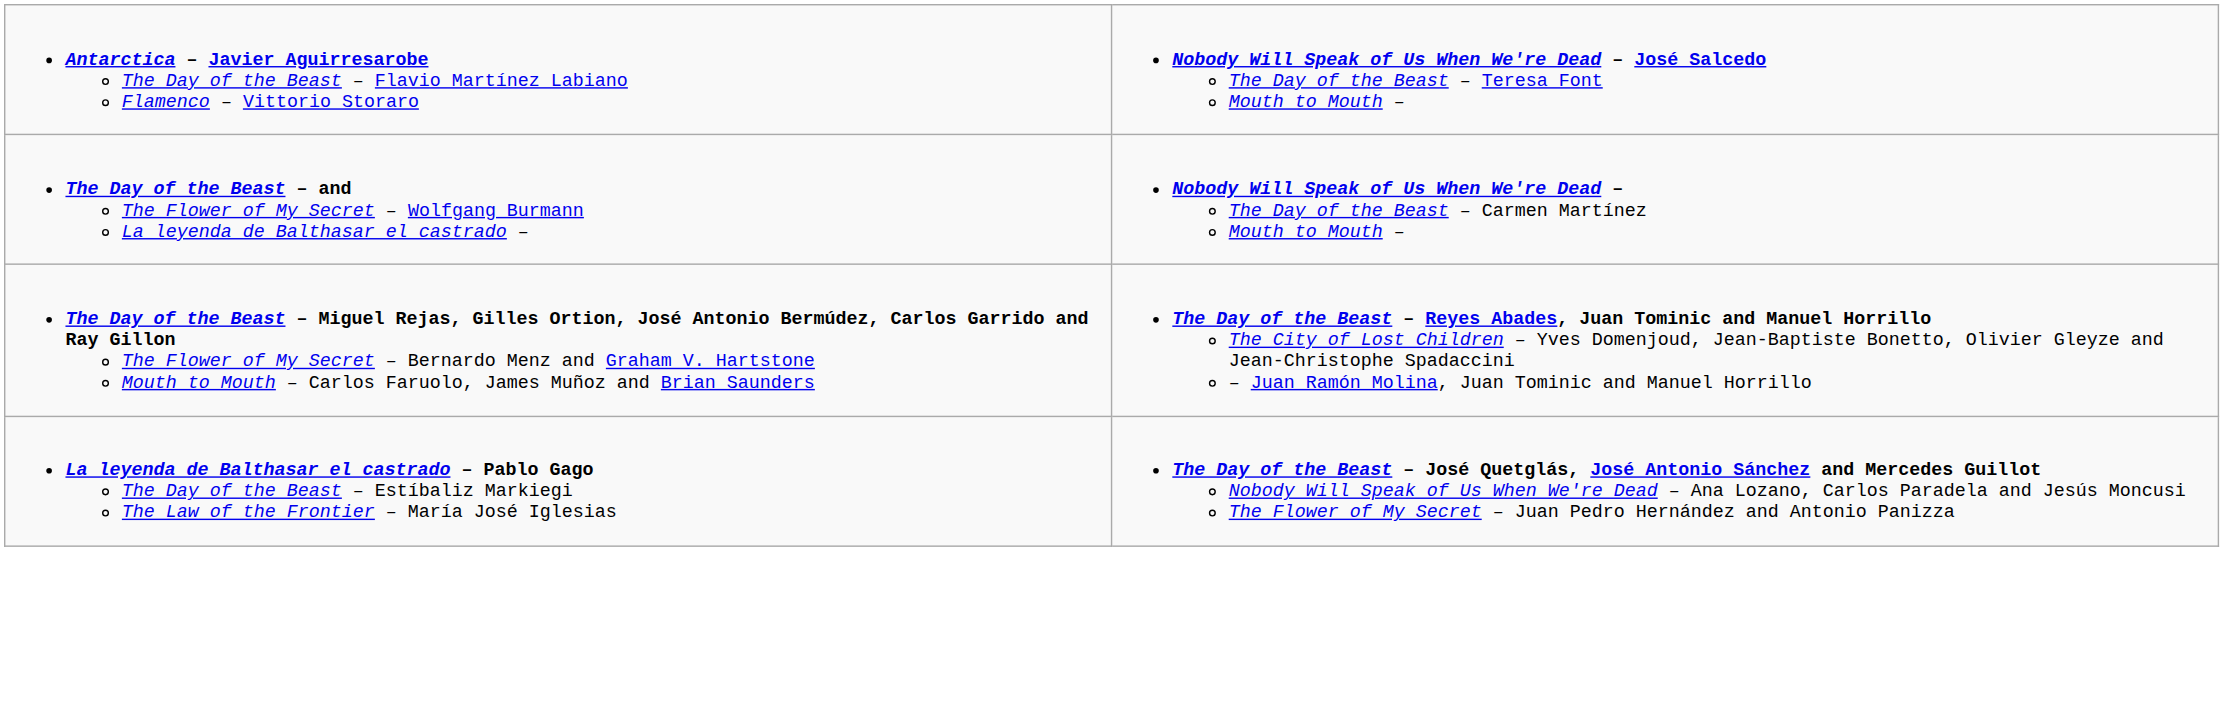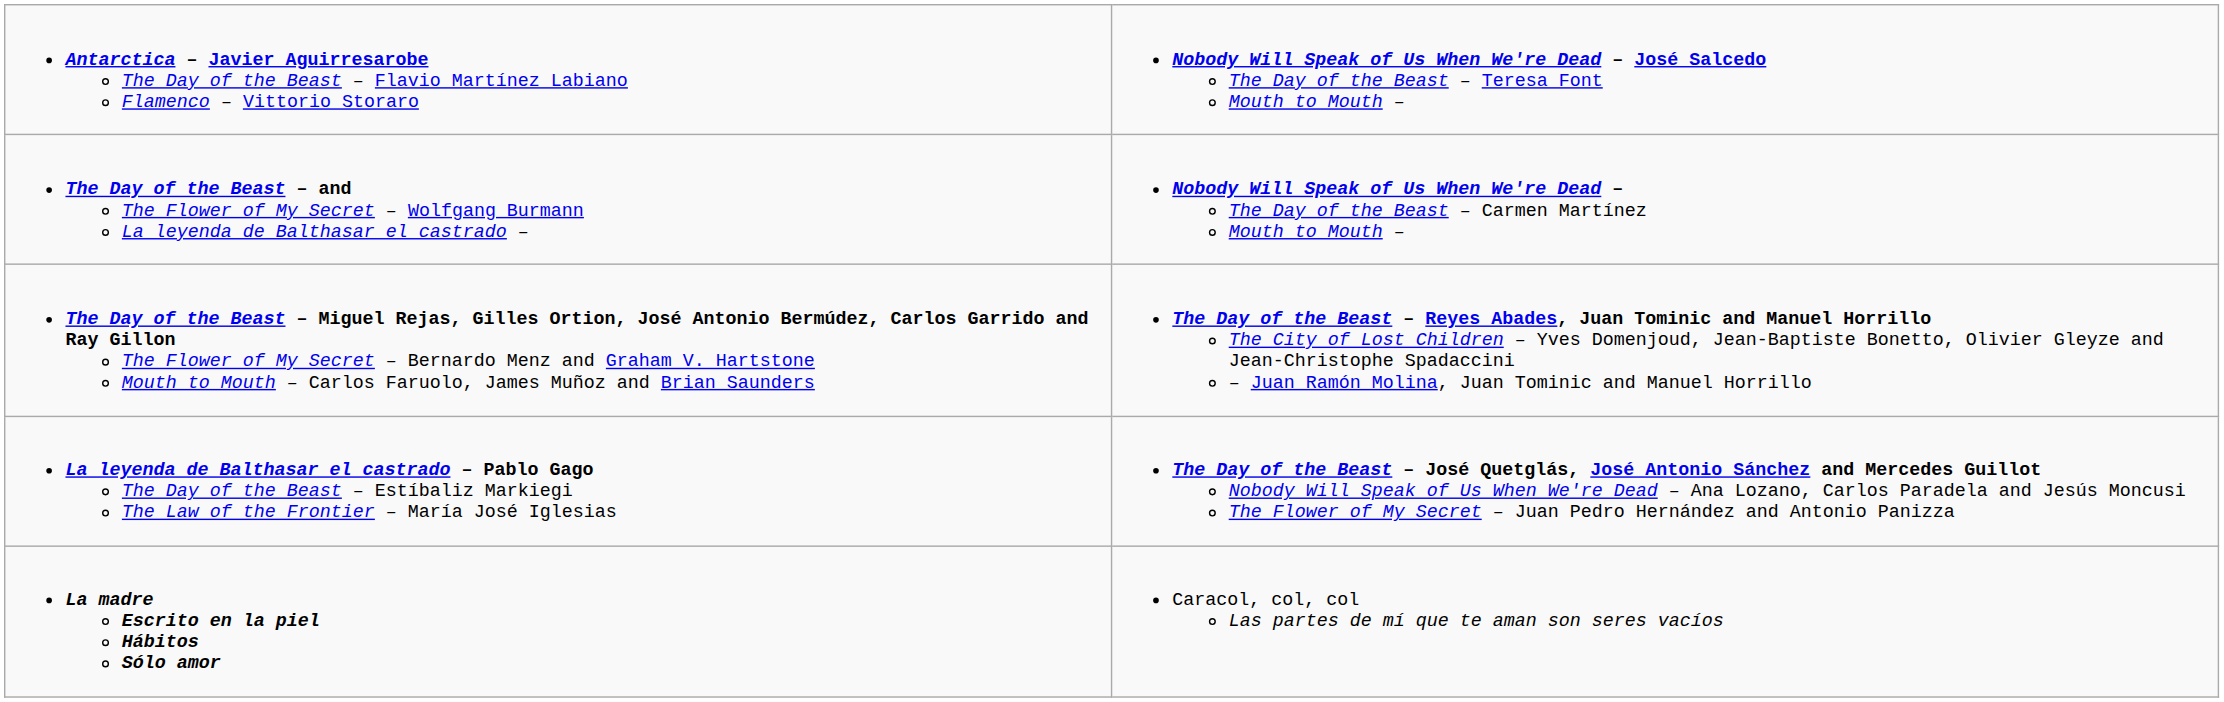+ row: (558, 632)
